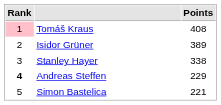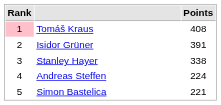(198, 45) 389 -> (198, 45) 391
(19, 76) bold -> (19, 76) normal
(198, 76) 229 -> (198, 76) 224
